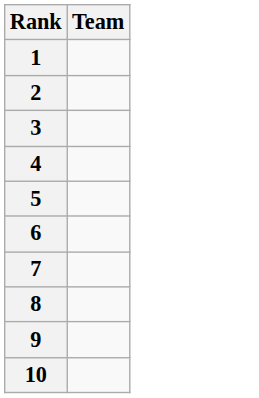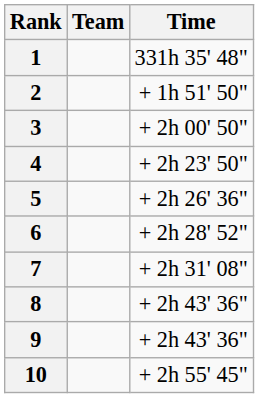+ column: (191, 22)
